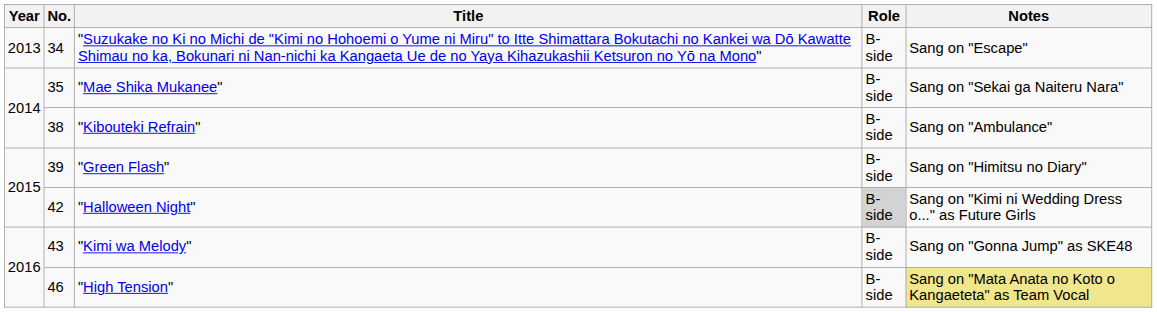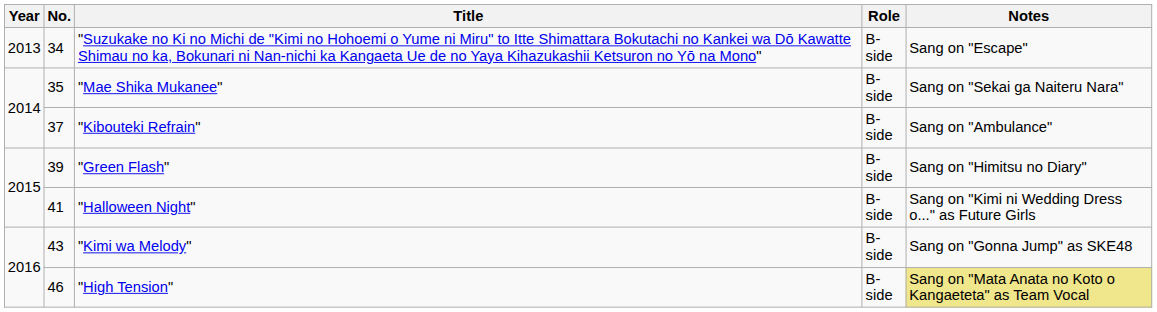(56, 127) 38 -> (56, 127) 37
(56, 207) 42 -> (56, 207) 41
(879, 207) lightgrey background -> (879, 207) no background
